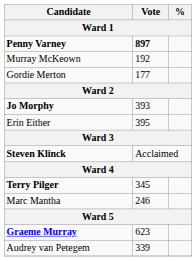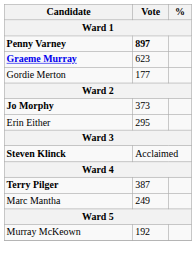rows swapped: (44, 59) <-> (42, 232)
(143, 106) 393 -> (143, 106) 373
(143, 122) 395 -> (143, 122) 295
(143, 185) 345 -> (143, 185) 387
(143, 201) 246 -> (143, 201) 249
- row: (48, 248)
